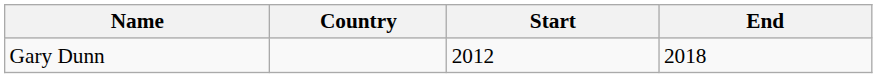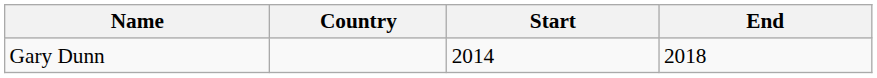(473, 55) 2012 -> (473, 55) 2014
